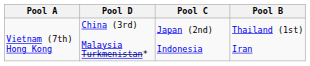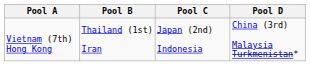columns swapped: (268, 11) <-> (117, 11)
